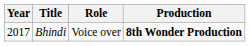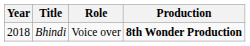(19, 31) 2017 -> (19, 31) 2018
